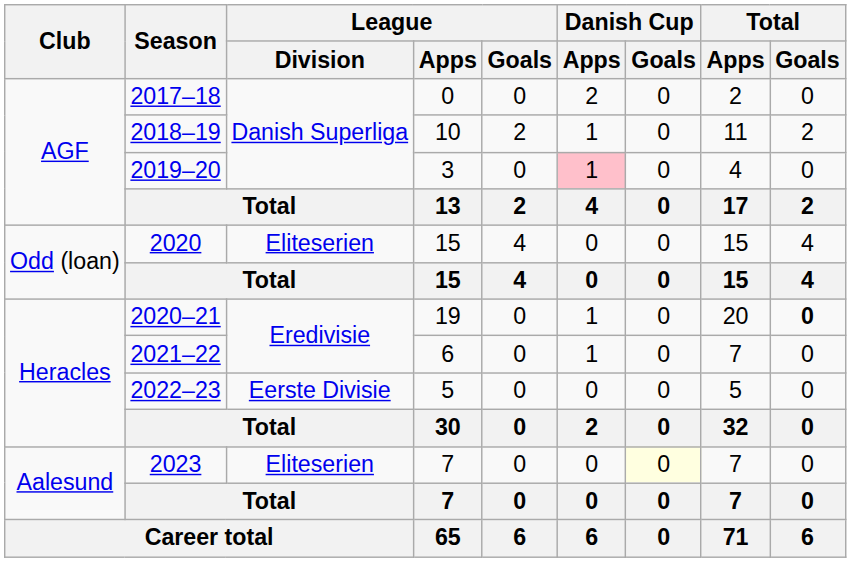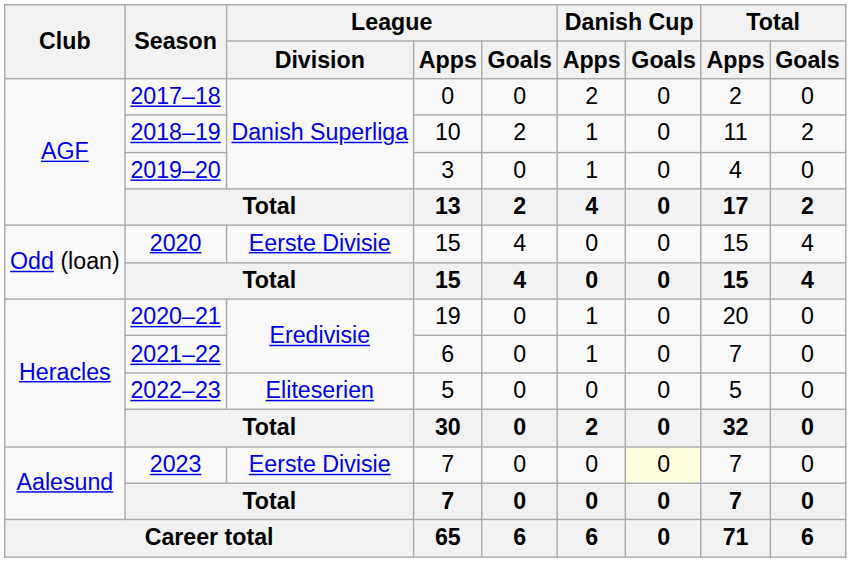(592, 170) pink background -> (592, 170) no background
(320, 243) Eliteserien -> (320, 243) Eerste Divisie
(807, 317) bold -> (807, 317) normal
(320, 390) Eerste Divisie -> (320, 390) Eliteserien
(320, 464) Eliteserien -> (320, 464) Eerste Divisie
